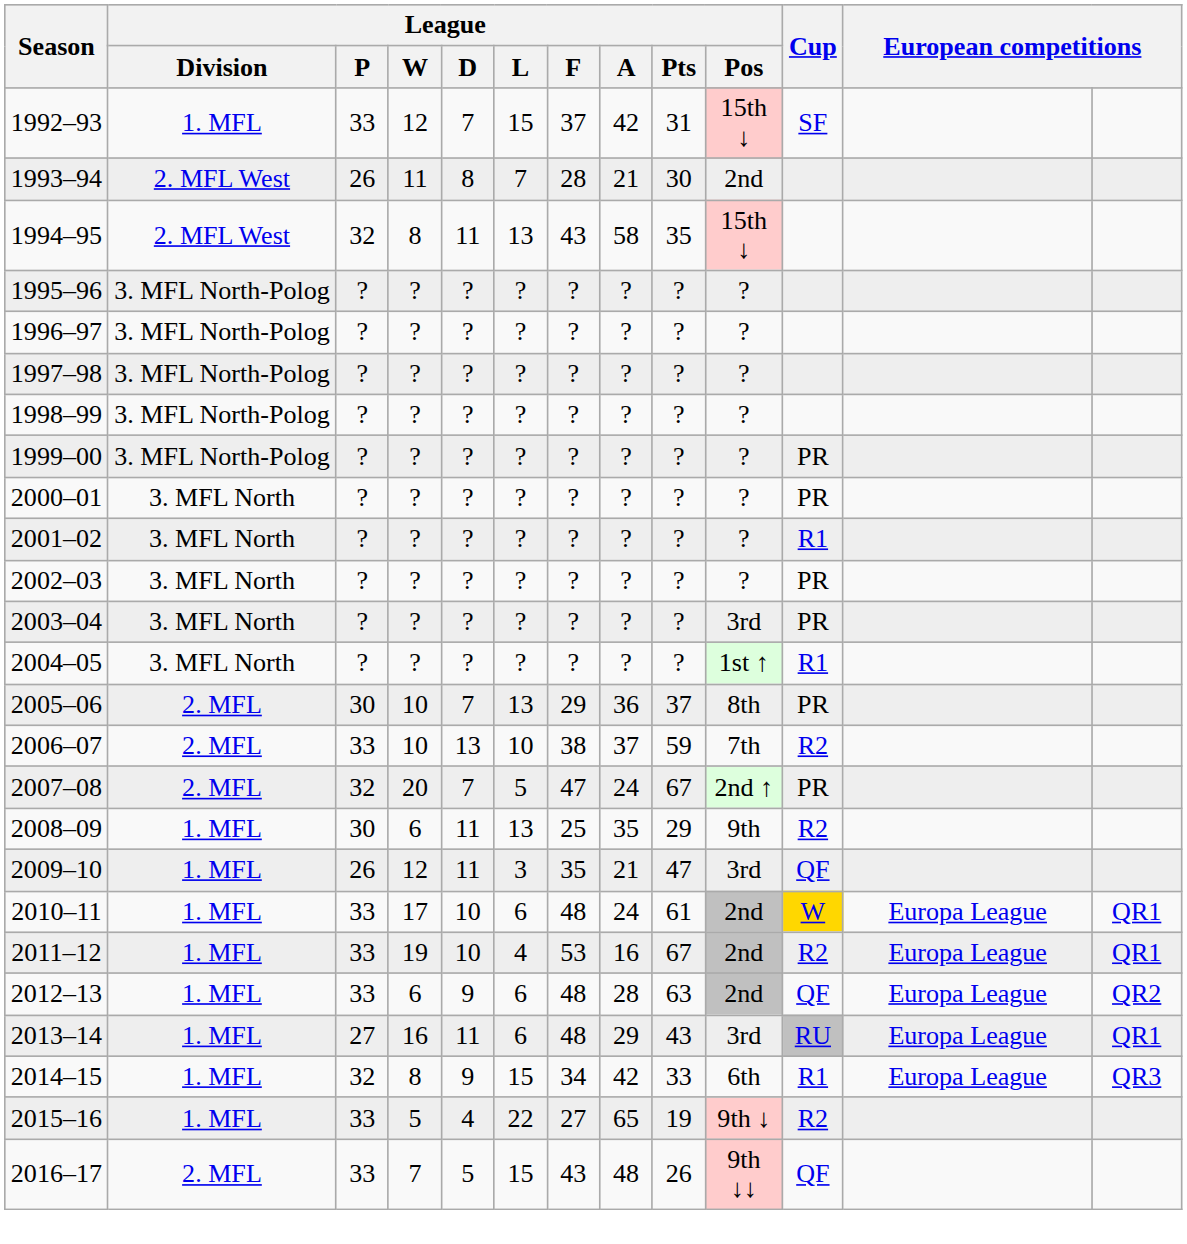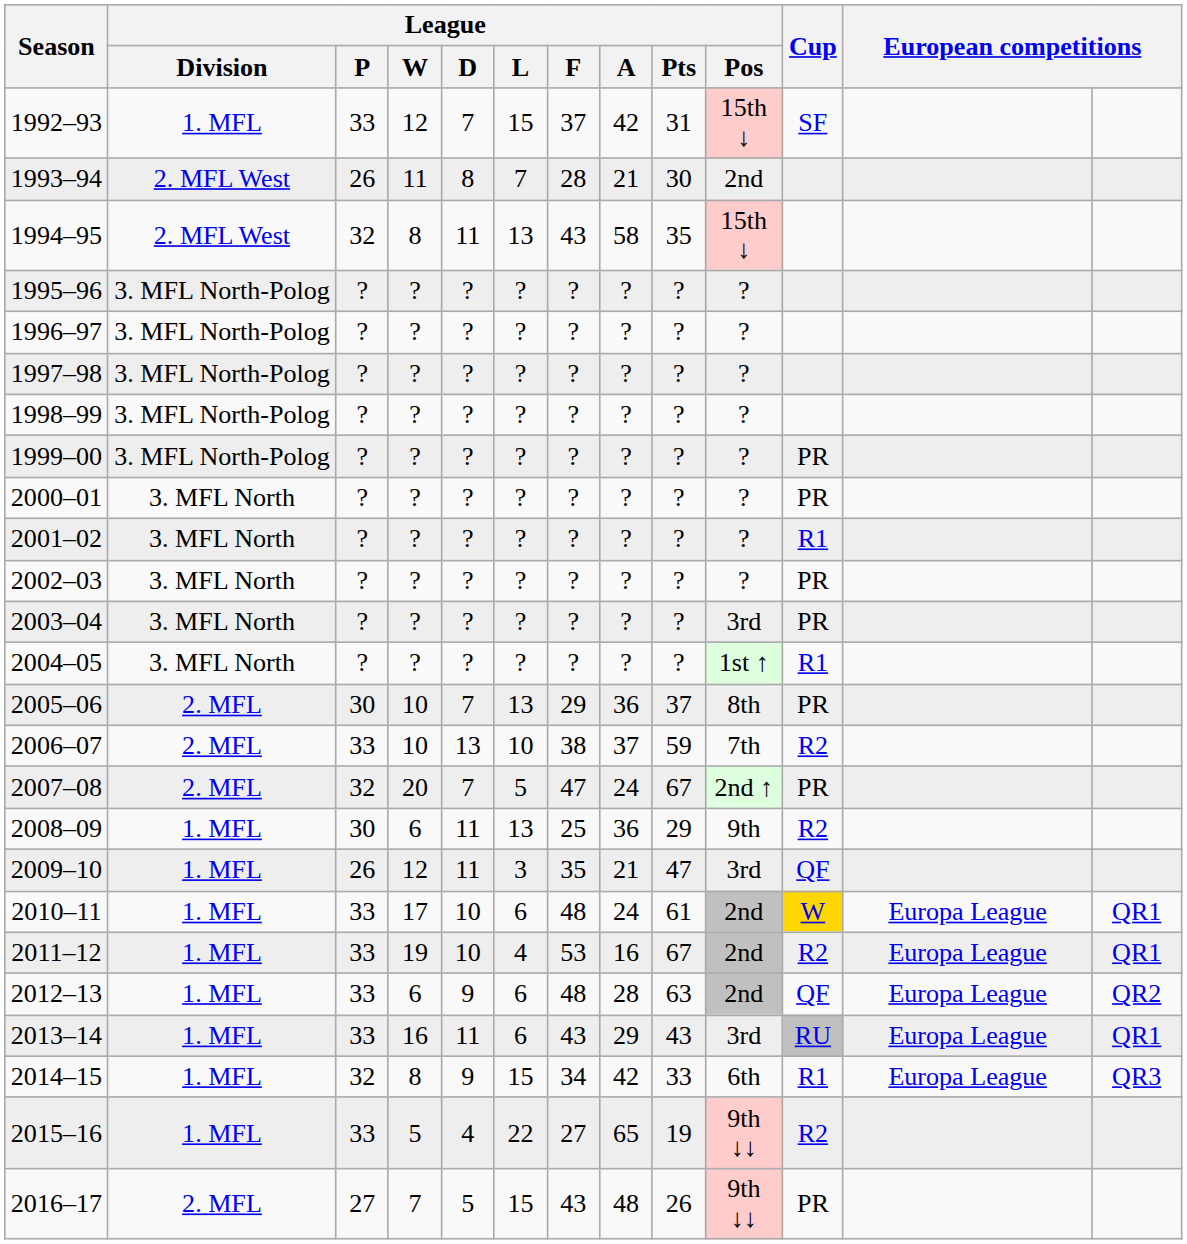(626, 828) 35 -> (626, 828) 36
(362, 1035) 27 -> (362, 1035) 33
(573, 1035) 48 -> (573, 1035) 43
(744, 1117) 9th ↓ -> (744, 1132) 9th ↓↓
(362, 1173) 33 -> (362, 1203) 27
(813, 1173) QF -> (813, 1203) PR
